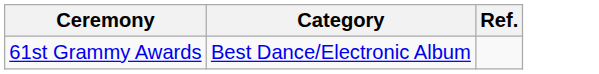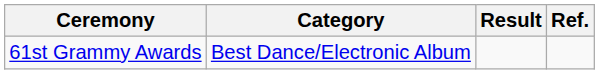+ column: (511, 20)
